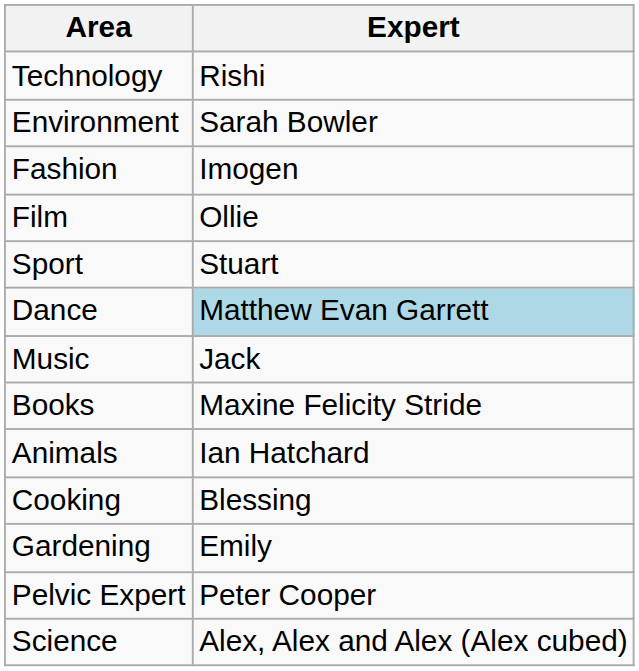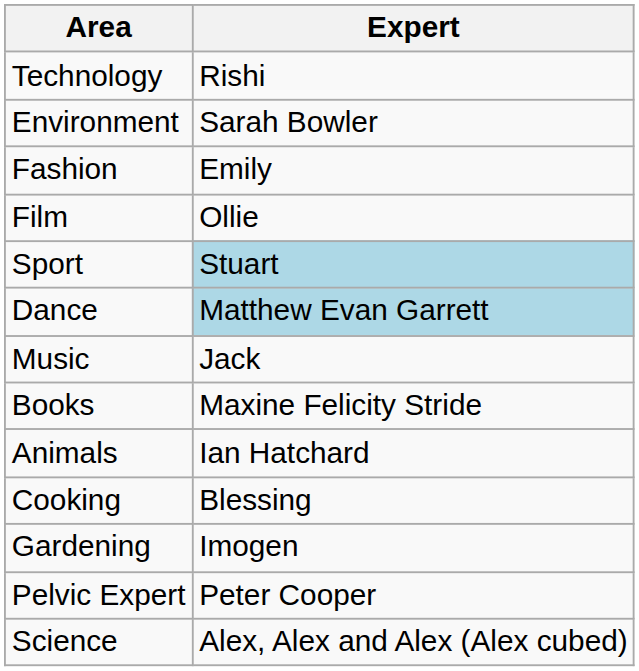(249, 169) Imogen -> (236, 169) Emily
(239, 264) no background -> (239, 264) lightblue background
(236, 547) Emily -> (249, 547) Imogen
